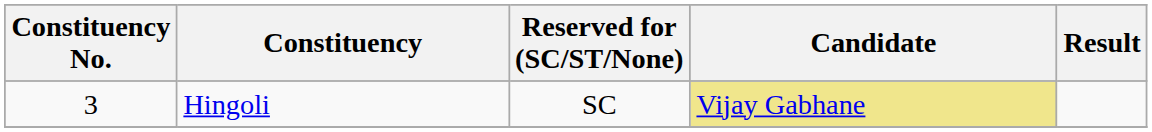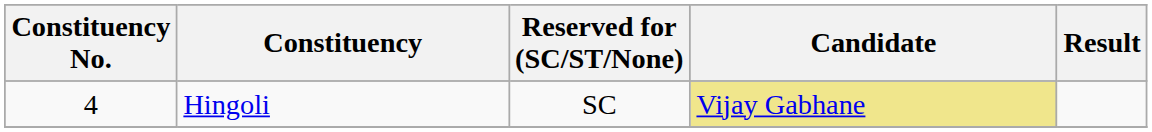(91, 103) 3 -> (91, 103) 4
